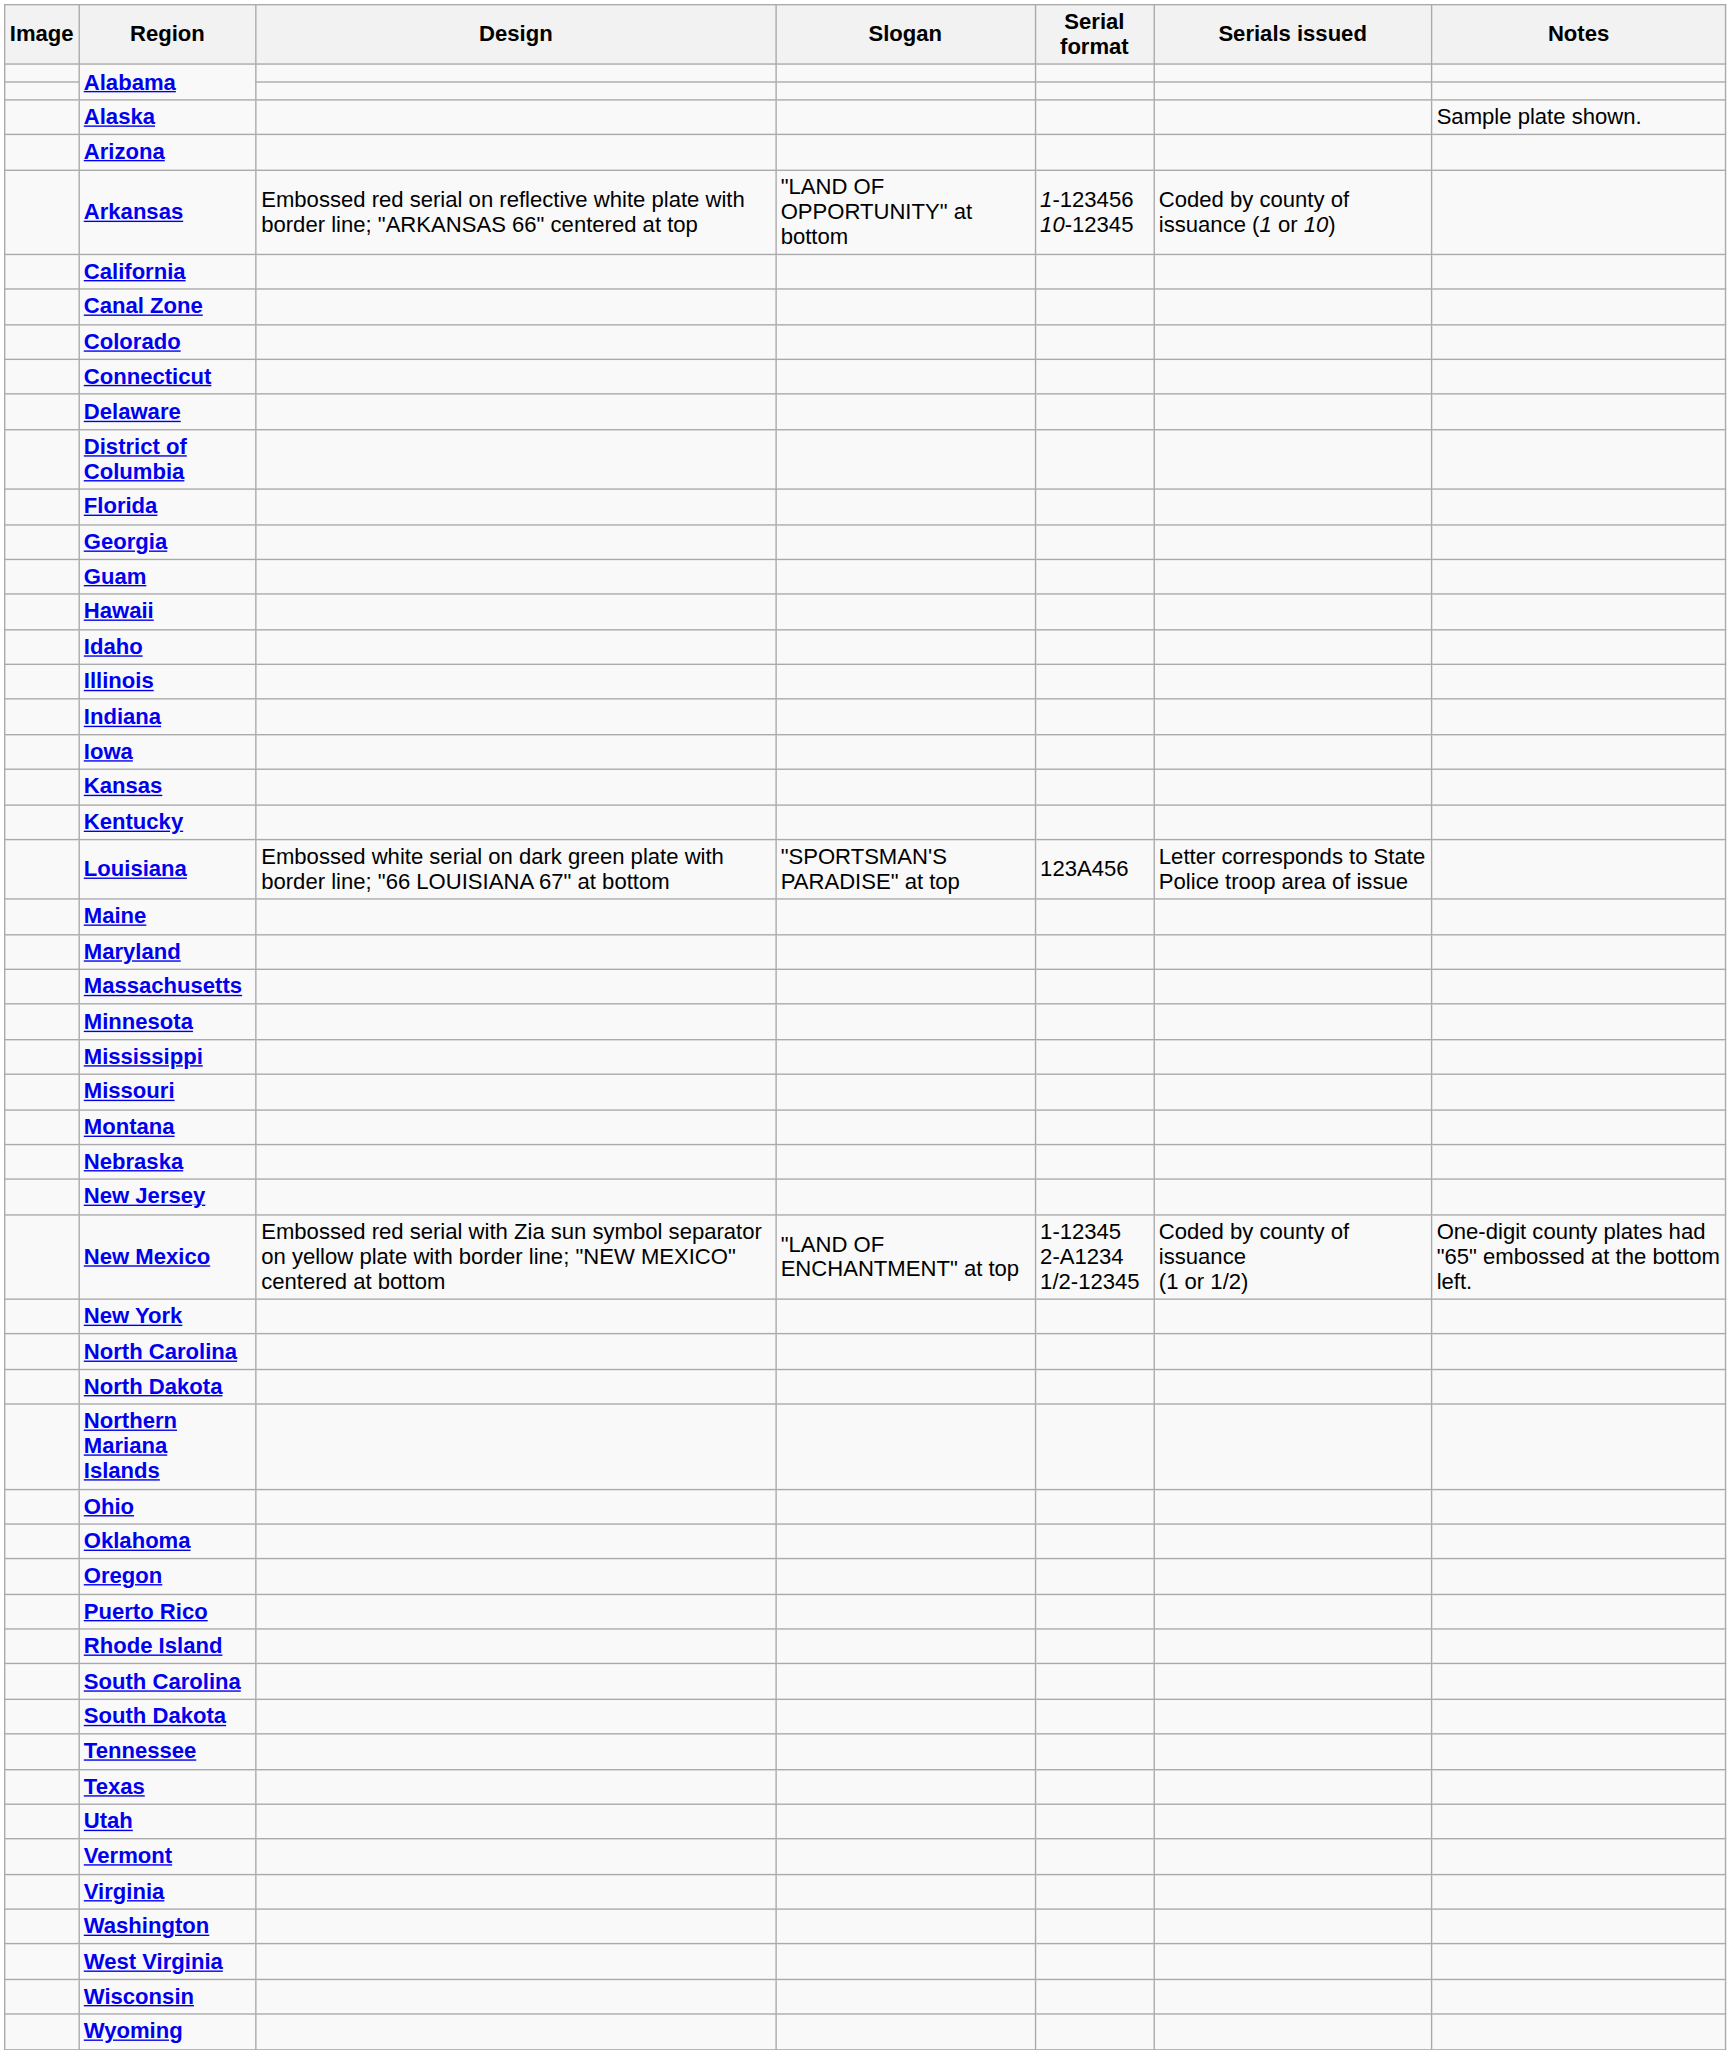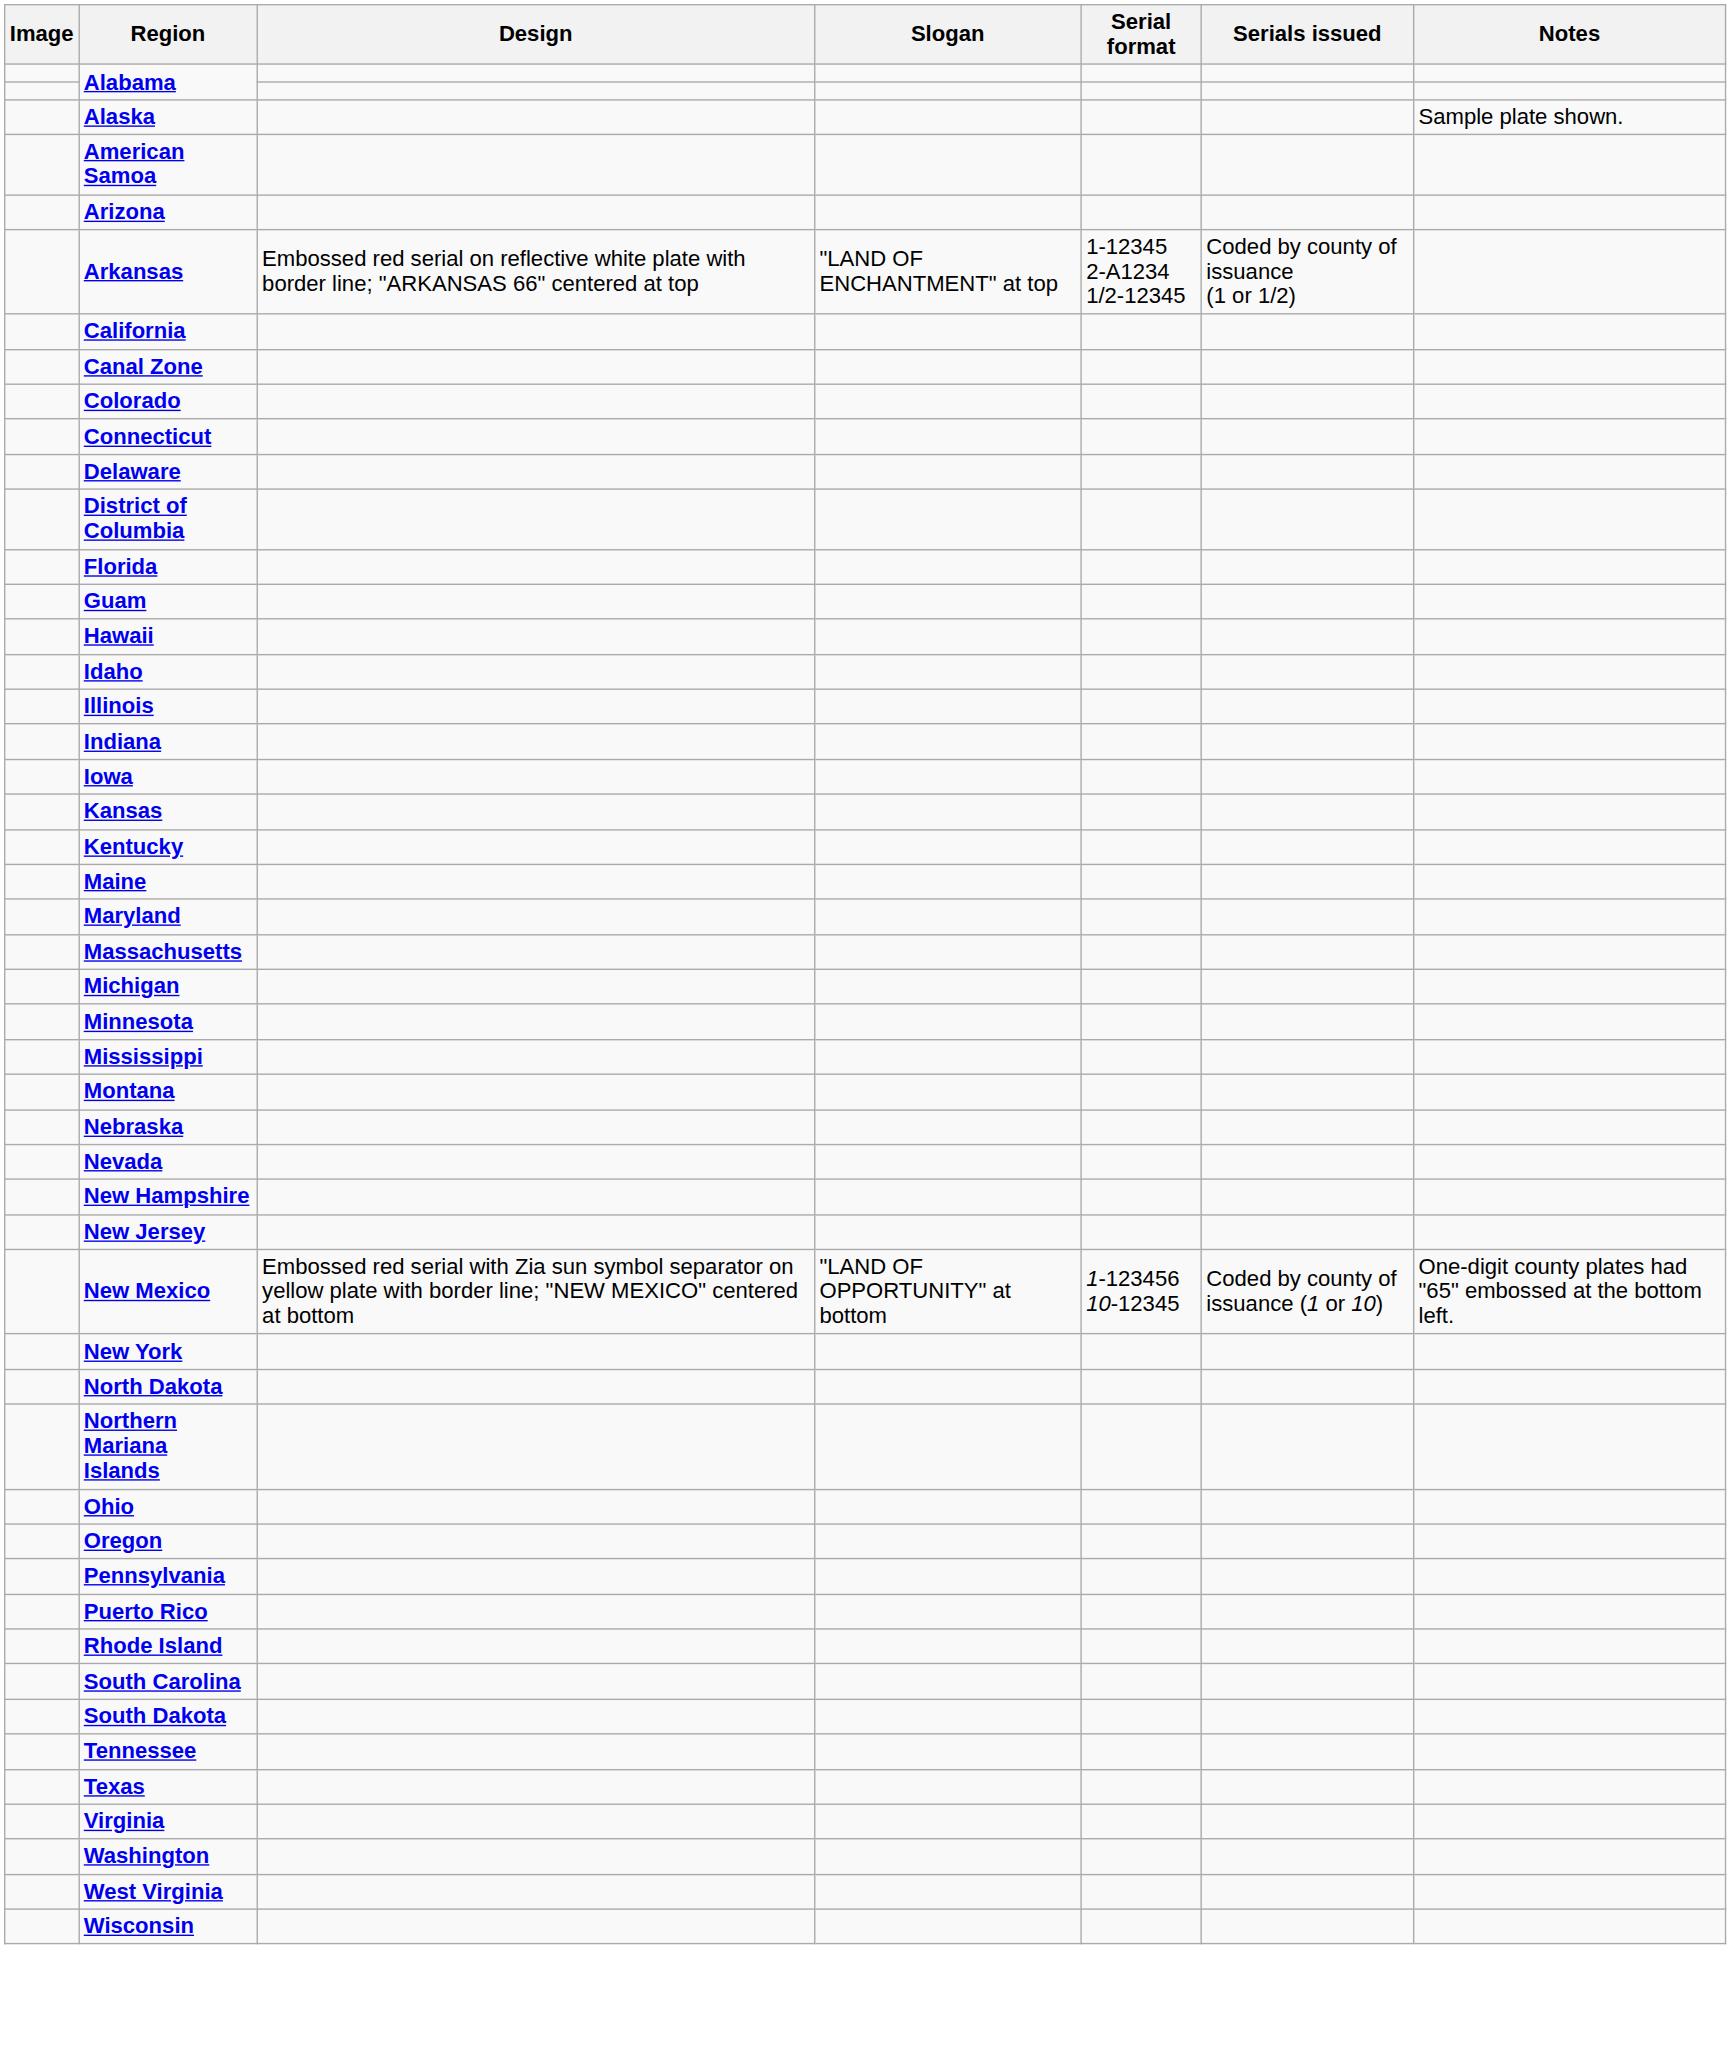+ row: (134, 164)
(876, 211) "LAND OF OPPORTUNITY" at bottom -> (939, 271) "LAND OF ENCHANTMENT" at top
(1087, 211) 1-123456 10-12345 -> (1136, 271) 1-12345 2-A1234 1/2-12345
(1254, 211) Coded by county of issuance (1 or 10) -> (1301, 271) Coded by county of issuance (1 or 1/2)
- row: (126, 541)
- row: (135, 869)
+ row: (132, 986)
- row: (129, 1091)
+ row: (123, 1161)
+ row: (167, 1196)
(900, 1256) "LAND OF ENCHANTMENT" at top -> (915, 1291) "LAND OF OPPORTUNITY" at bottom
(1090, 1256) 1-12345 2-A1234 1/2-12345 -> (1133, 1291) 1-123456 10-12345
(1254, 1256) Coded by county of issuance (1 or 1/2) -> (1301, 1291) Coded by county of issuance (1 or 10)
- row: (160, 1351)
- row: (137, 1541)
+ row: (154, 1576)
- row: (108, 1821)
- row: (128, 1856)
- row: (133, 2031)
